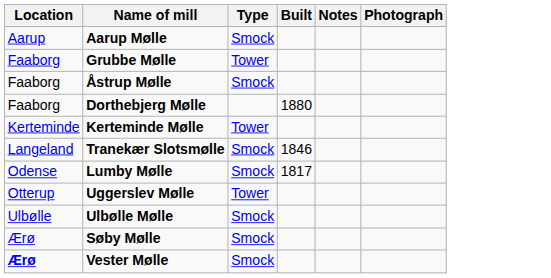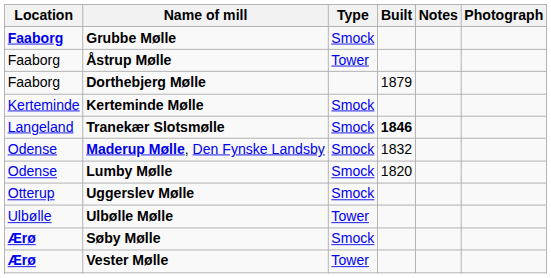- row: (126, 37)
(34, 60) normal -> (35, 37) bold
(250, 60) Tower -> (353, 37) Smock
(253, 82) Smock -> (350, 60) Tower
(296, 104) 1880 -> (397, 82) 1879
(250, 127) Tower -> (353, 104) Smock
(296, 149) normal -> (397, 127) bold
+ row: (206, 149)
(296, 171) 1817 -> (397, 171) 1820
(250, 194) Tower -> (353, 194) Smock
(253, 216) Smock -> (350, 216) Tower
(21, 238) normal -> (22, 238) bold
(253, 261) Smock -> (350, 261) Tower
